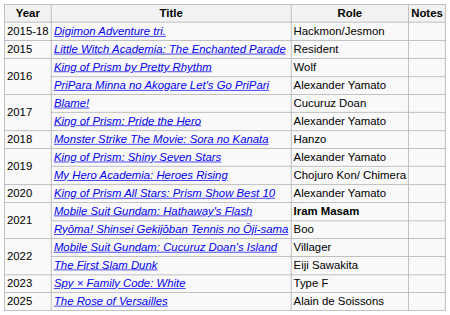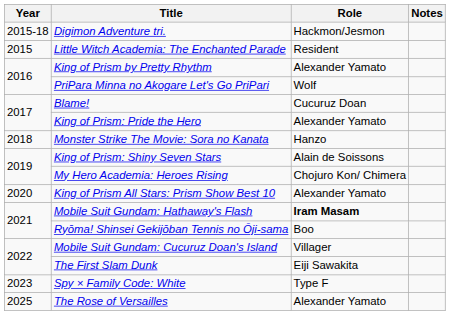(305, 67) Wolf -> (340, 67) Alexander Yamato
(340, 85) Alexander Yamato -> (305, 85) Wolf
(340, 157) Alexander Yamato -> (339, 157) Alain de Soissons
(339, 301) Alain de Soissons -> (340, 301) Alexander Yamato
